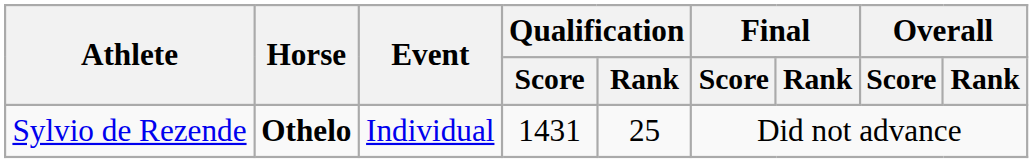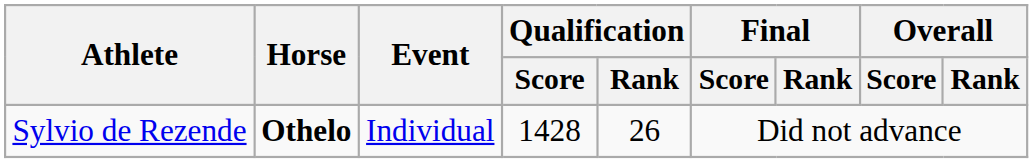(550, 130) 1431 -> (550, 130) 1428
(645, 130) 25 -> (645, 130) 26
